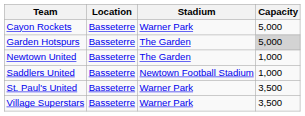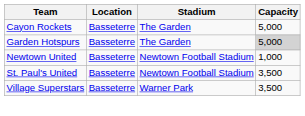(166, 27) Warner Park -> (165, 27) The Garden
(165, 57) The Garden -> (197, 57) Newtown Football Stadium
- row: (41, 73)
(166, 88) Warner Park -> (197, 73) Newtown Football Stadium
